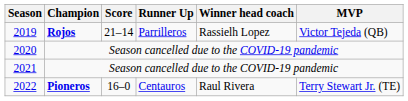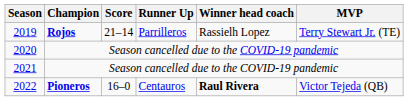(343, 31) Victor Tejeda (QB) -> (350, 31) Terry Stewart Jr. (TE)
(227, 86) normal -> (229, 86) bold
(350, 86) Terry Stewart Jr. (TE) -> (343, 86) Victor Tejeda (QB)
